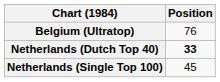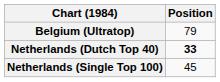(190, 31) 76 -> (190, 31) 79
